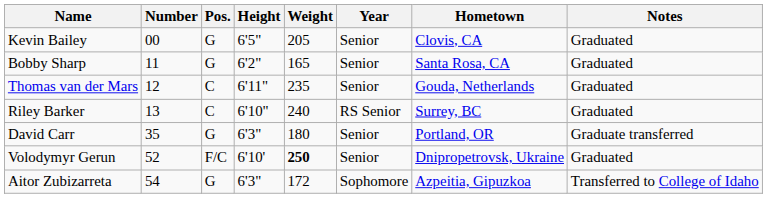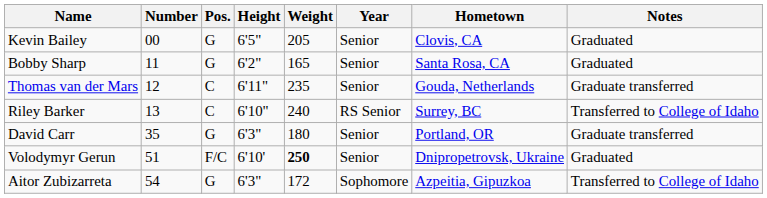(602, 87) Graduated -> (632, 87) Graduate transferred
(602, 110) Graduated -> (665, 110) Transferred to College of Idaho
(152, 157) 52 -> (152, 157) 51
